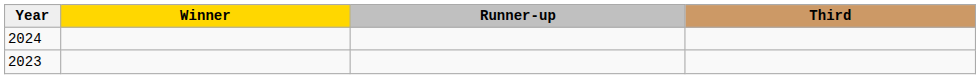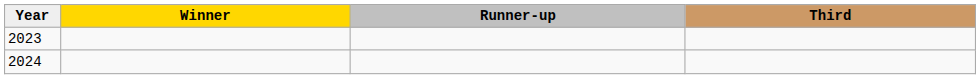rows swapped: (25, 62) <-> (25, 39)
